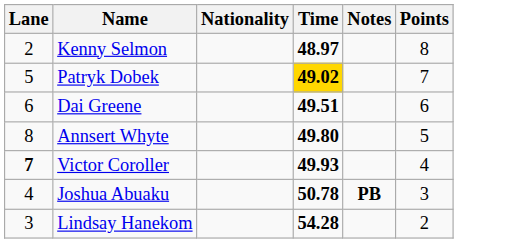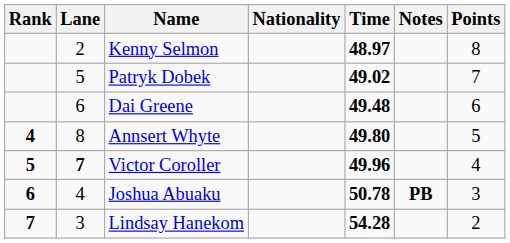+ column: (30, 19)
(318, 77) gold background -> (370, 77) no background
(318, 106) 49.51 -> (370, 106) 49.48
(318, 164) 49.93 -> (370, 164) 49.96
